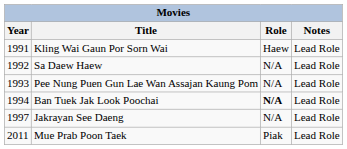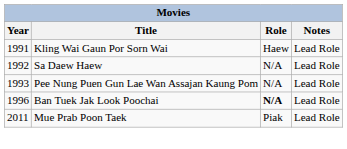(18, 100) 1994 -> (18, 100) 1996
- row: (79, 118)
